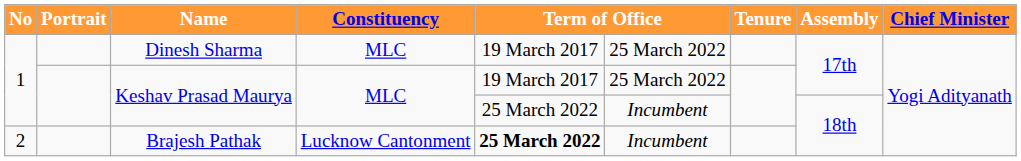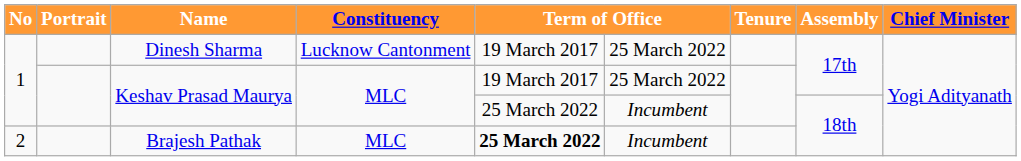(386, 49) MLC -> (386, 49) Lucknow Cantonment
(386, 140) Lucknow Cantonment -> (386, 140) MLC
